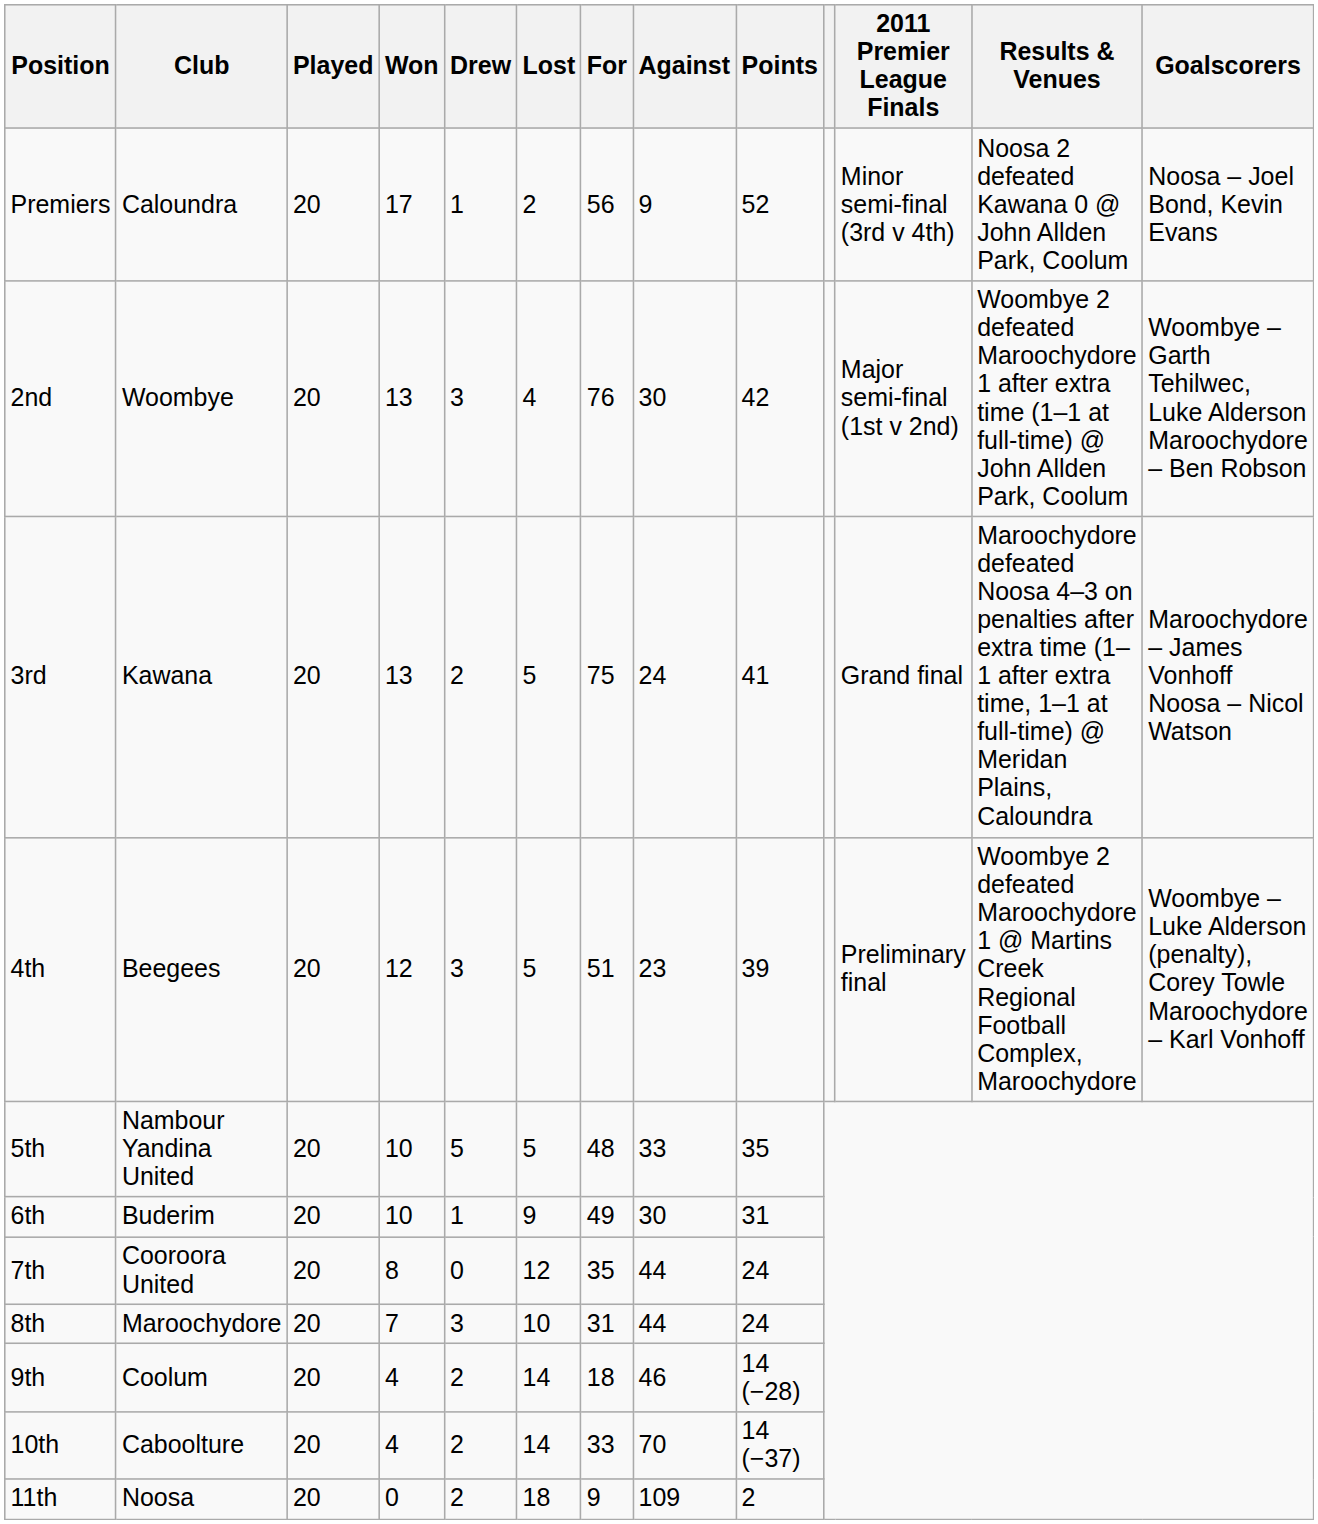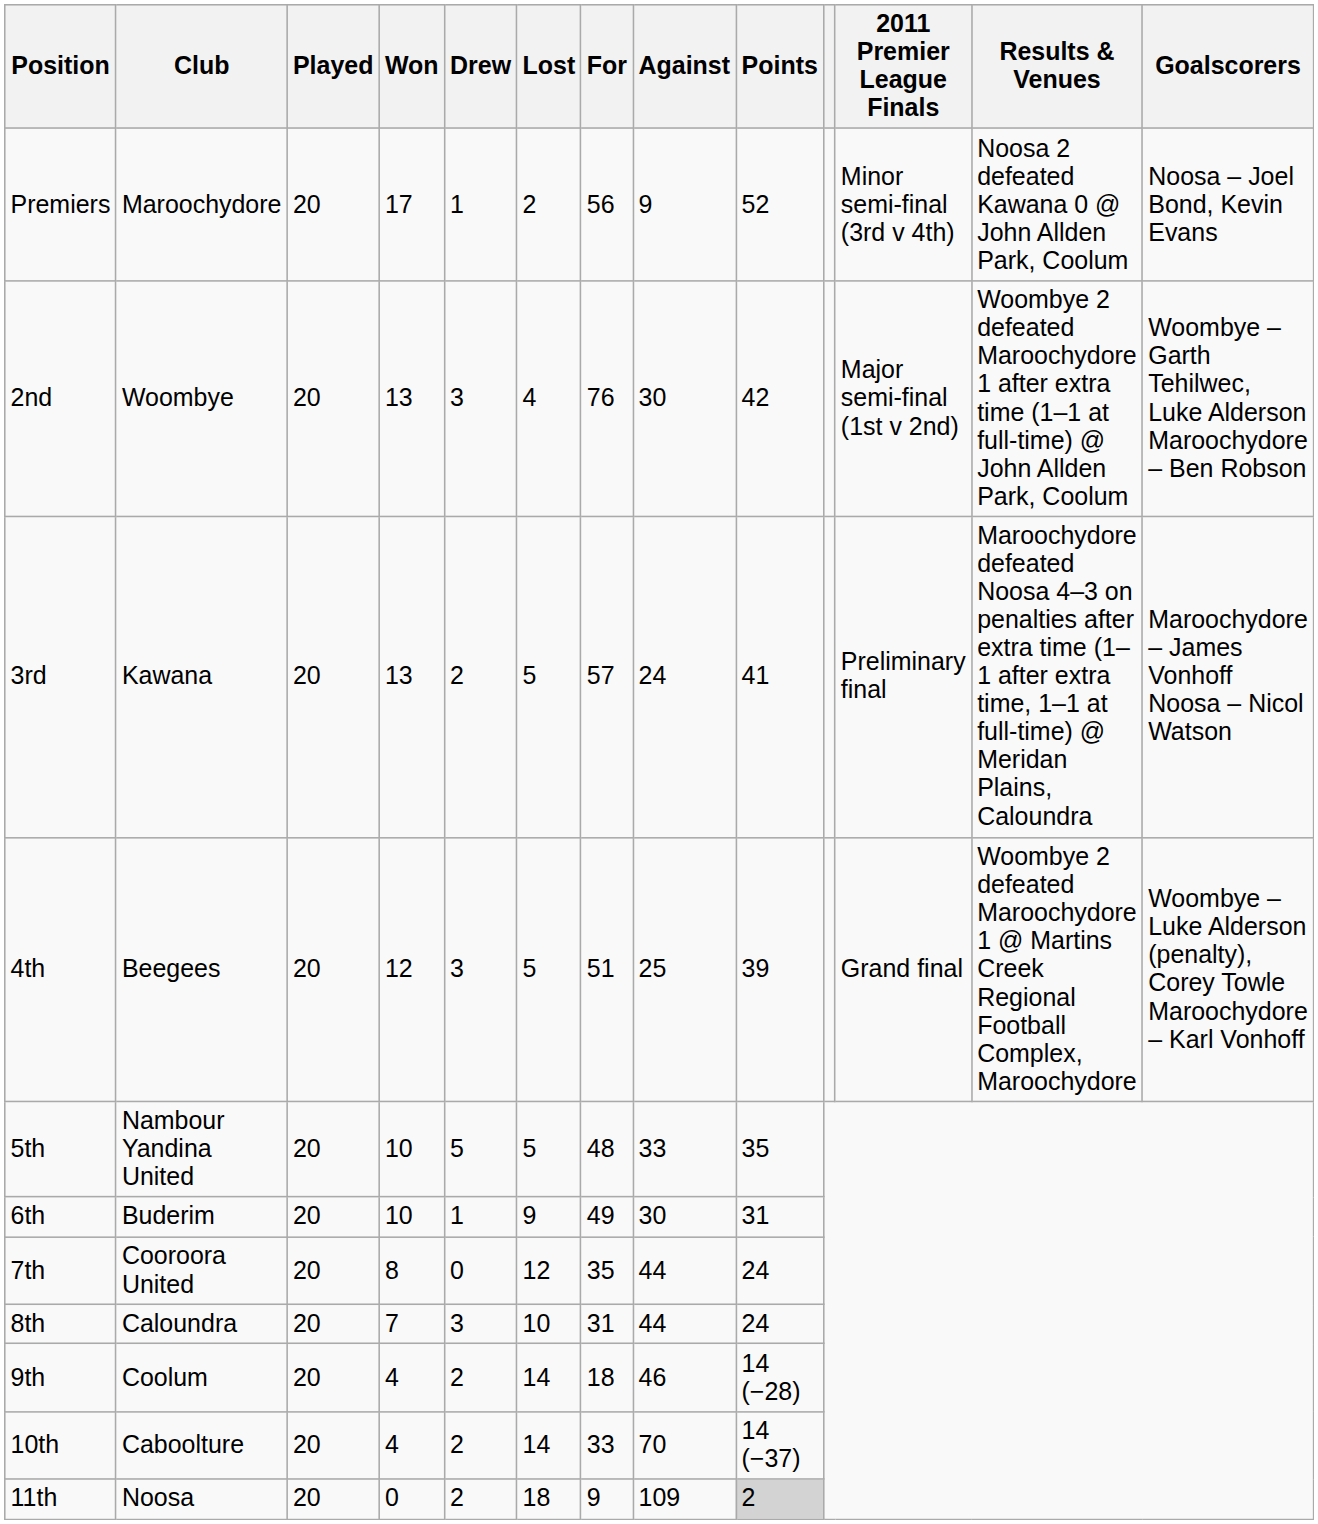(179, 204) Caloundra -> (202, 204) Maroochydore
(601, 676) 75 -> (601, 676) 57
(902, 676) Grand final -> (903, 676) Preliminary final
(652, 968) 23 -> (652, 968) 25
(903, 968) Preliminary final -> (902, 968) Grand final
(202, 1323) Maroochydore -> (179, 1323) Caloundra
(749, 1498) no background -> (749, 1498) lightgrey background
